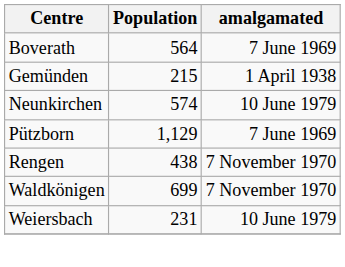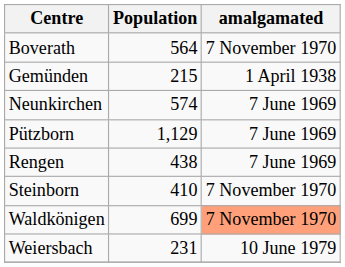(293, 47) 7 June 1969 -> (271, 47) 7 November 1970
(288, 104) 10 June 1979 -> (293, 104) 7 June 1969
(271, 162) 7 November 1970 -> (293, 162) 7 June 1969
+ row: (44, 190)
(271, 190) no background -> (271, 219) lightsalmon background
